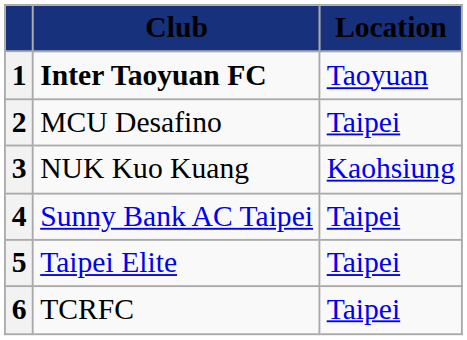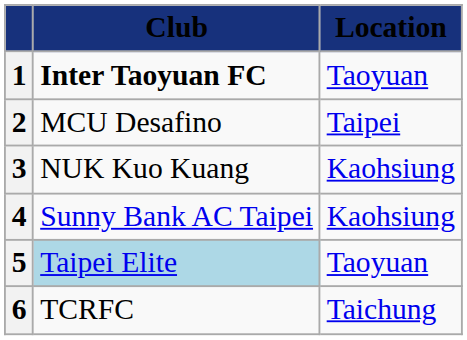(363, 215) Taipei -> (391, 215) Kaohsiung
(109, 262) no background -> (109, 262) lightblue background
(363, 262) Taipei -> (377, 262) Taoyuan
(363, 309) Taipei -> (382, 309) Taichung
